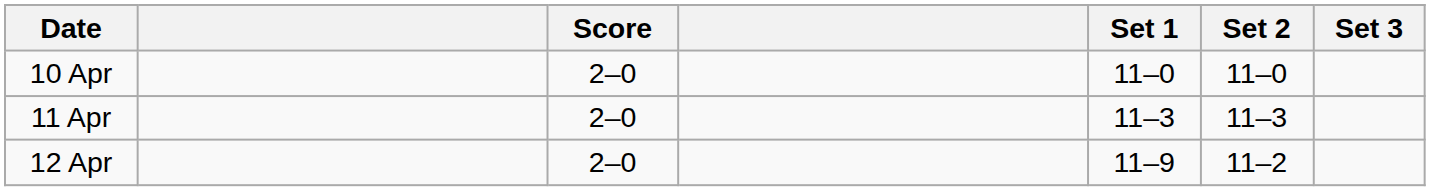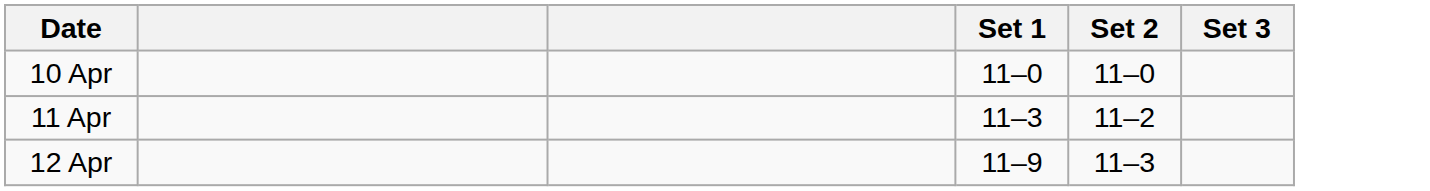- column: (613, 28)
(1257, 118) 11–3 -> (1124, 118) 11–2
(1257, 163) 11–2 -> (1124, 163) 11–3
